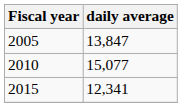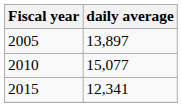(107, 41) 13,847 -> (107, 41) 13,897
